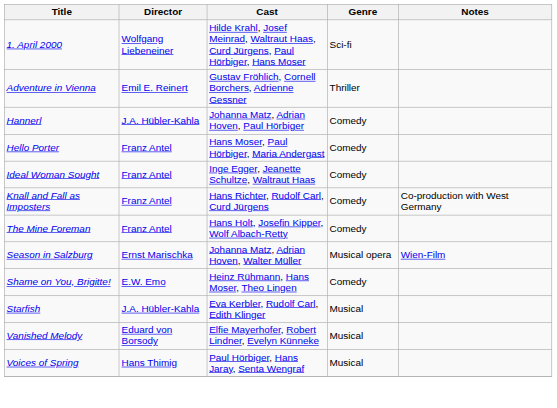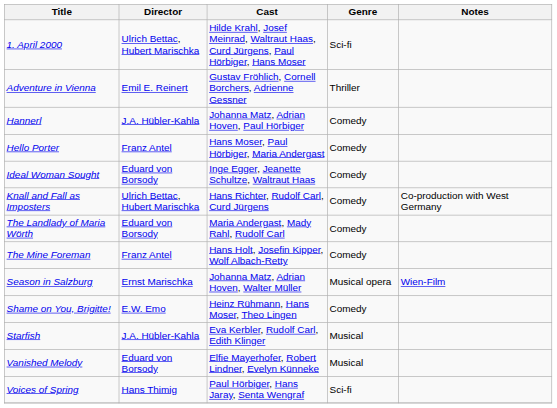(147, 44) Wolfgang Liebeneiner -> (160, 44) Ulrich Bettac, Hubert Marischka
(147, 174) Franz Antel -> (147, 174) Eduard von Borsody
(147, 201) Franz Antel -> (160, 201) Ulrich Bettac, Hubert Marischka
+ row: (56, 228)
(346, 362) Musical -> (341, 389) Sci-fi
